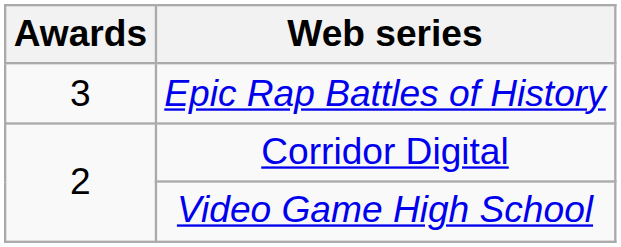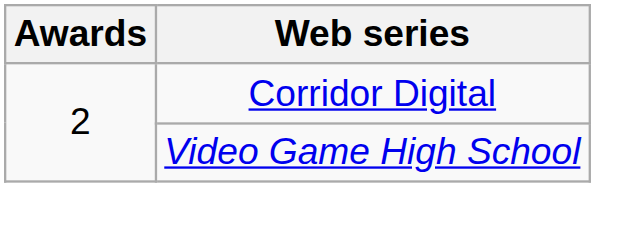- row: (385, 92)
